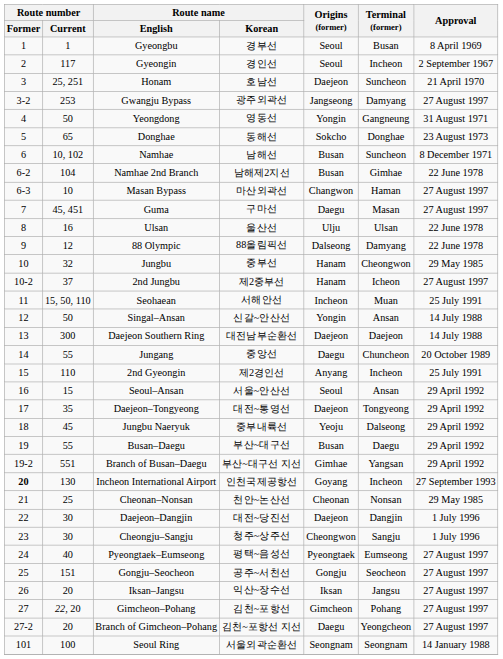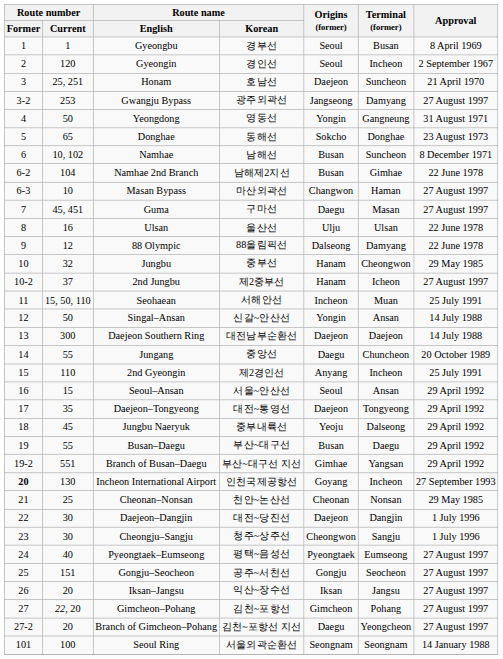(68, 64) 117 -> (68, 64) 120
